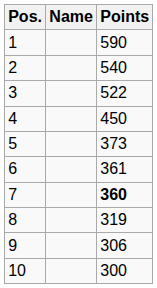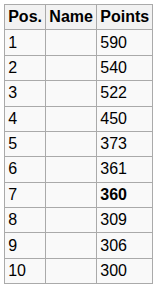(114, 220) 319 -> (114, 220) 309
